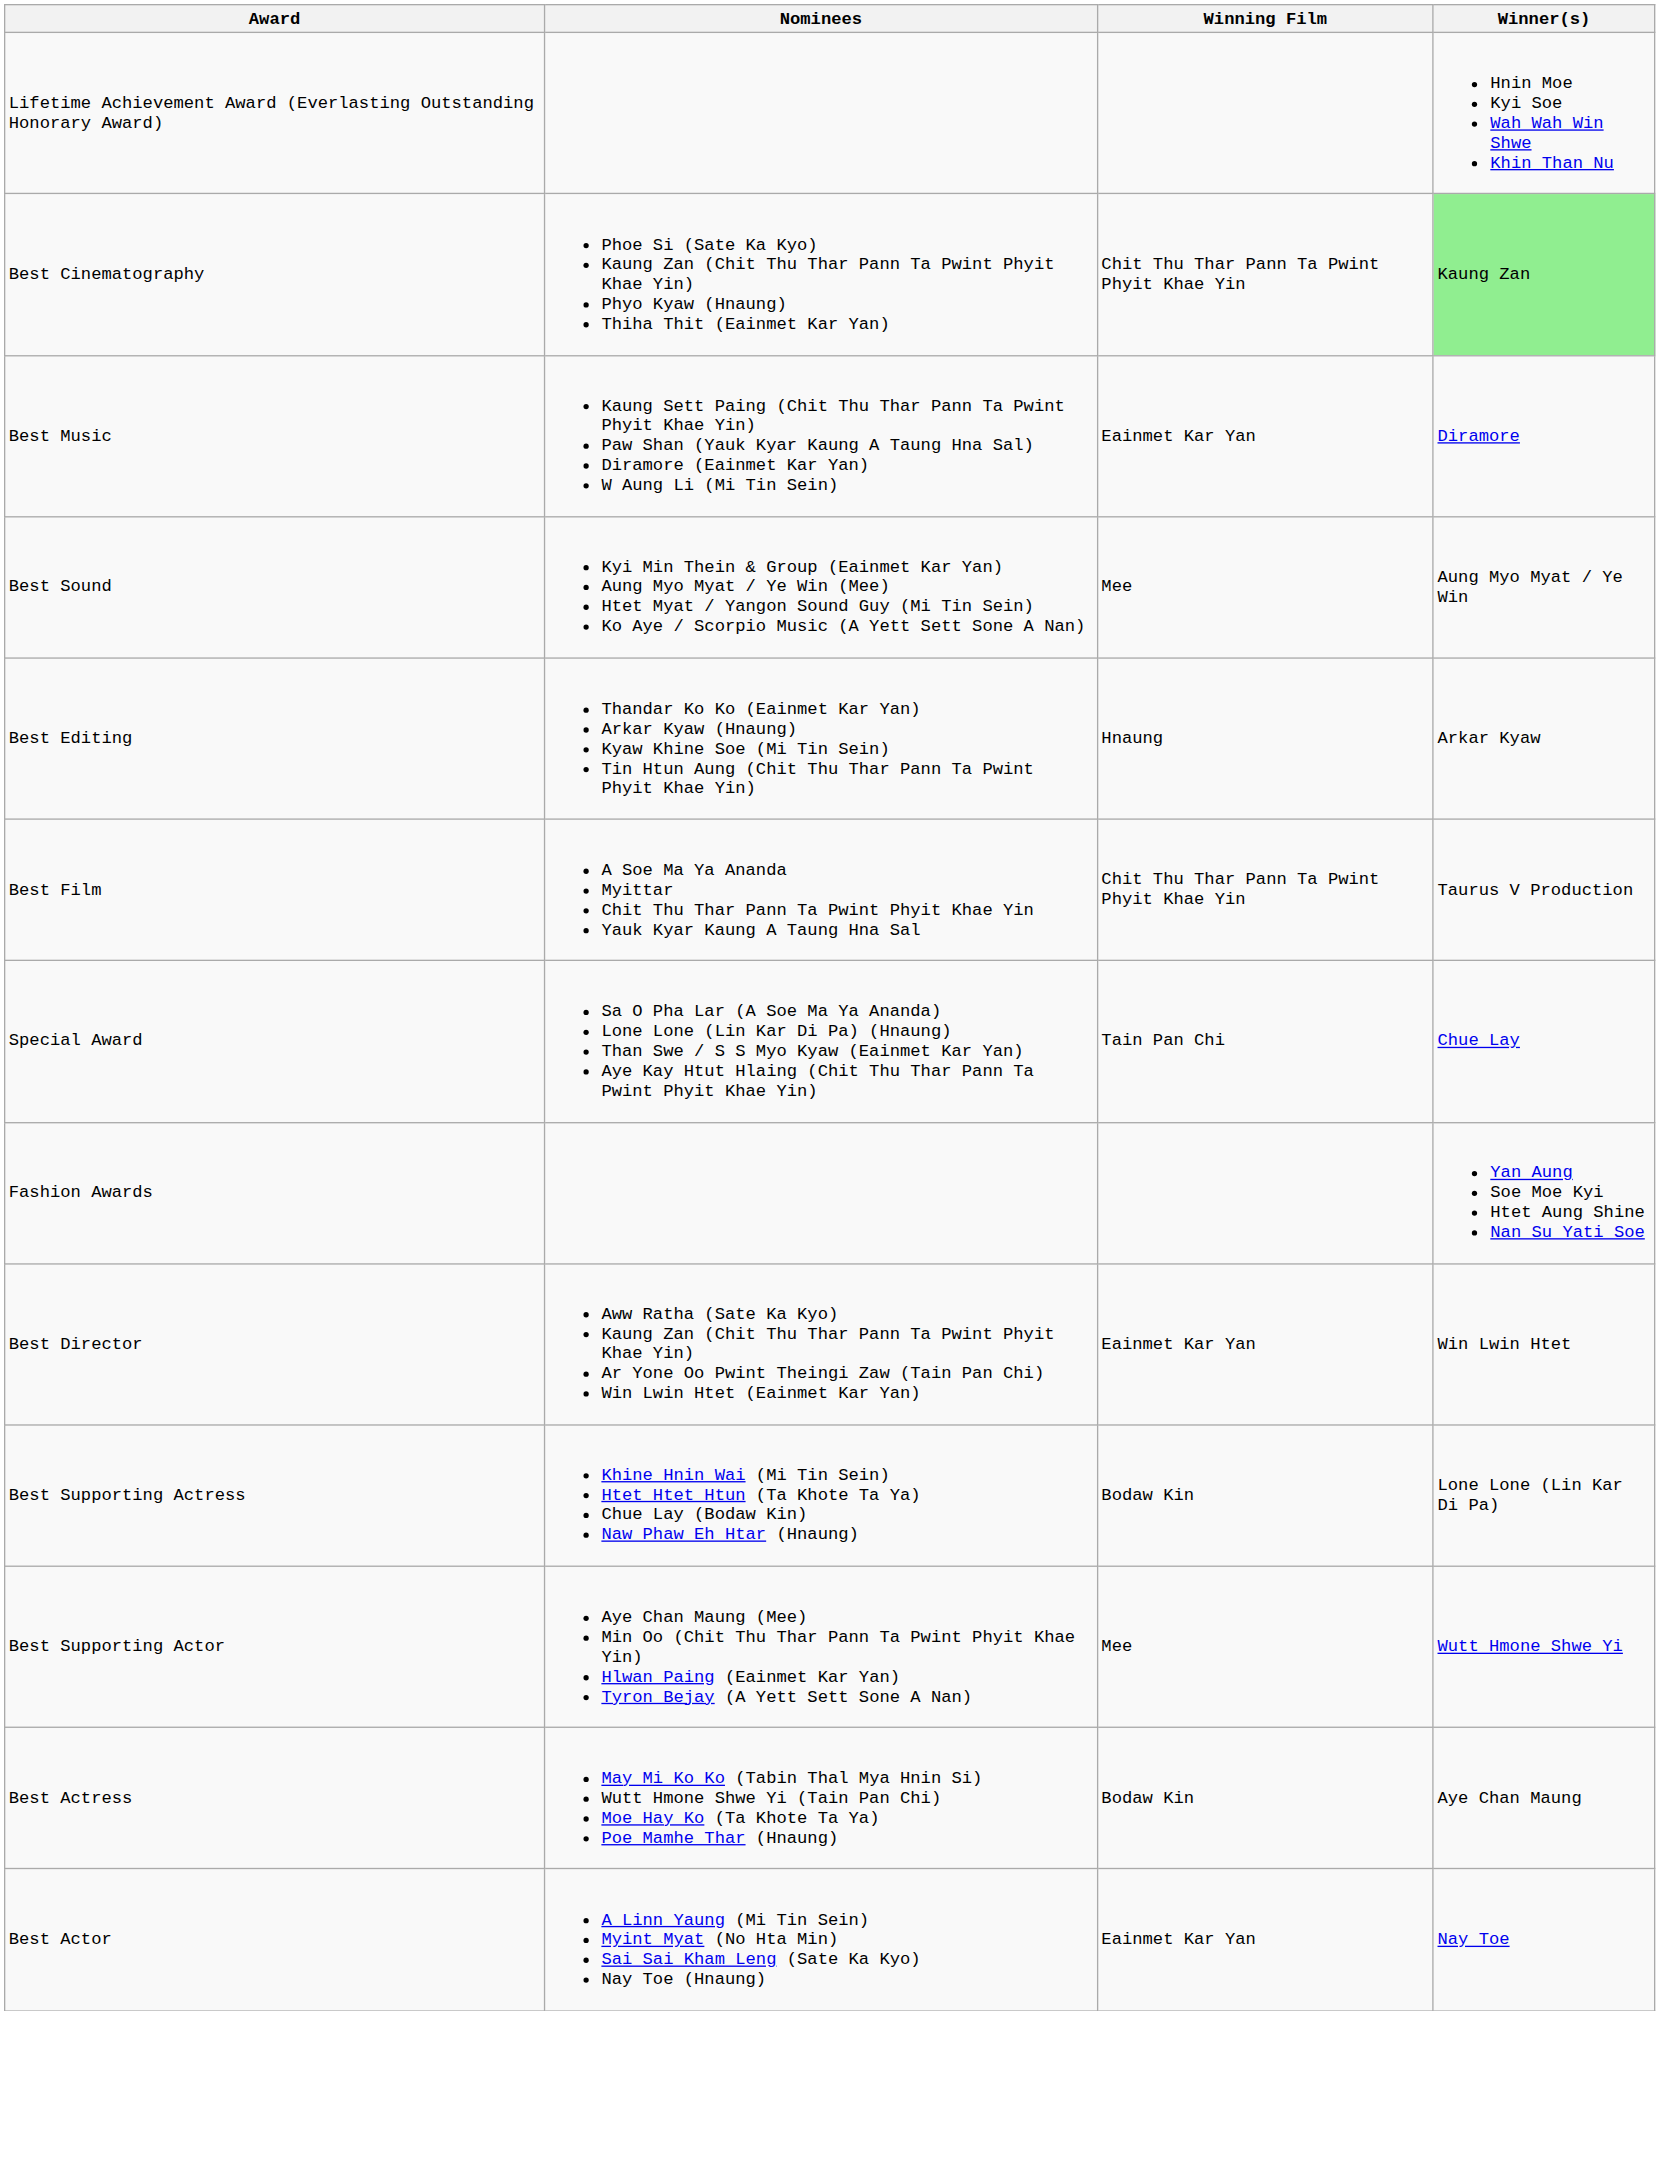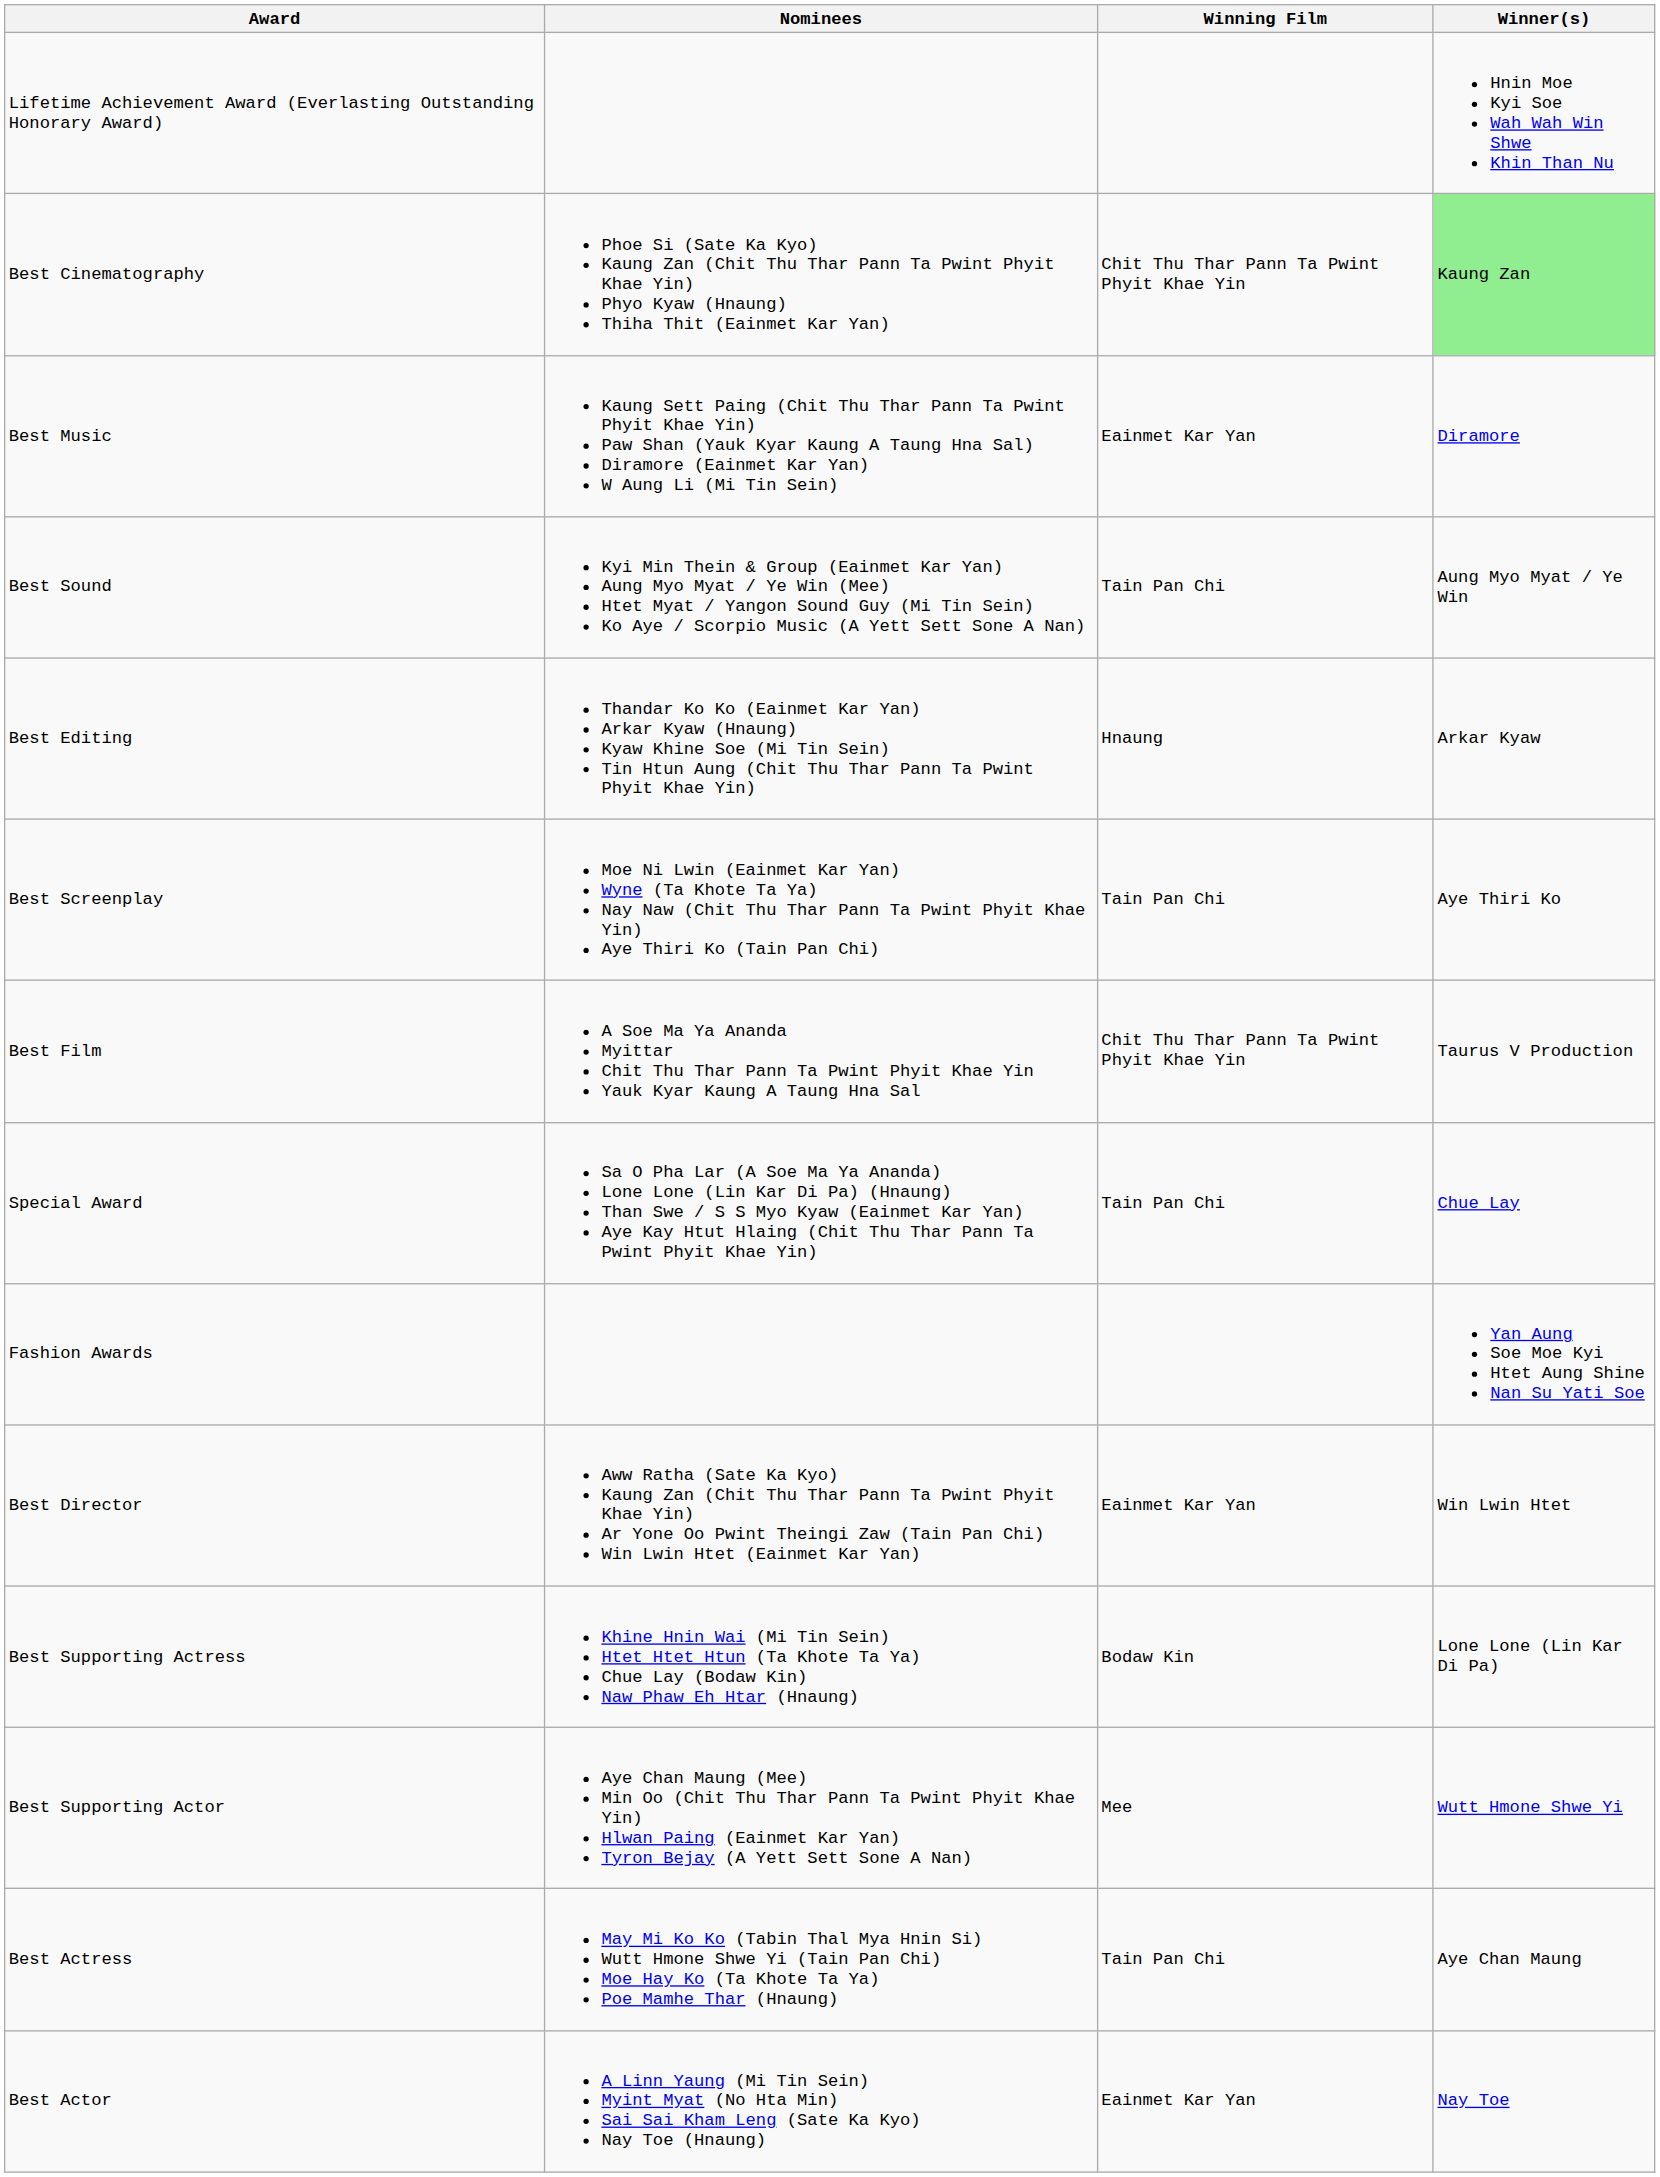(1117, 587) Mee -> (1163, 587) Tain Pan Chi
+ row: (86, 900)
(1148, 1798) Bodaw Kin -> (1163, 1960) Tain Pan Chi
